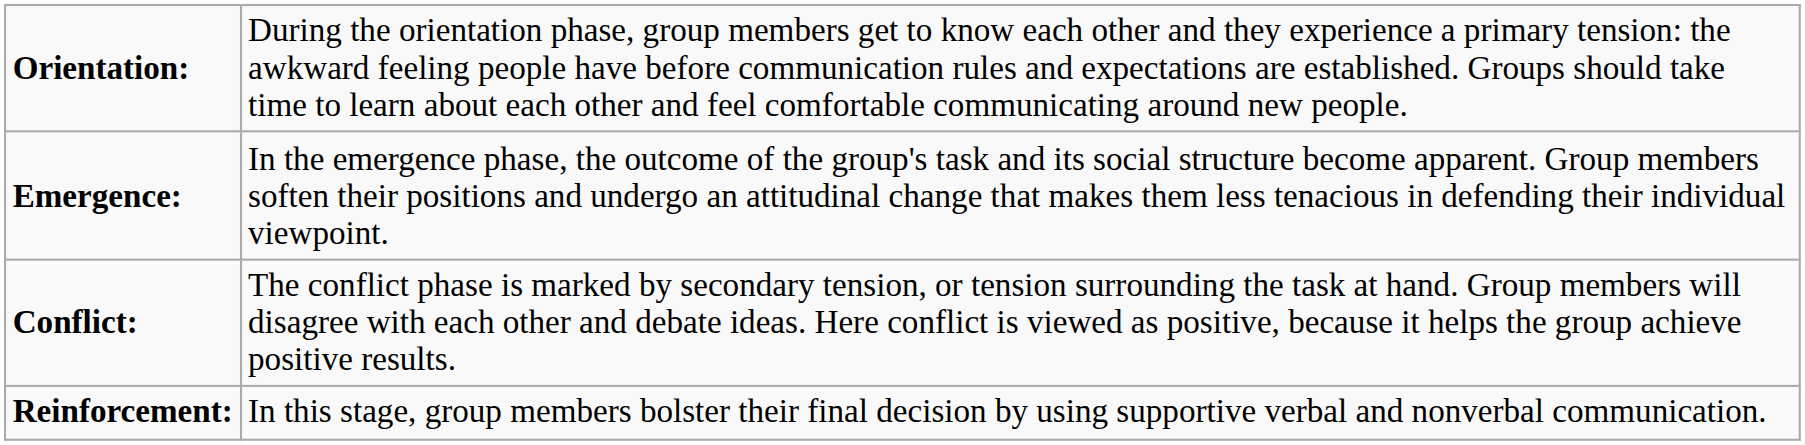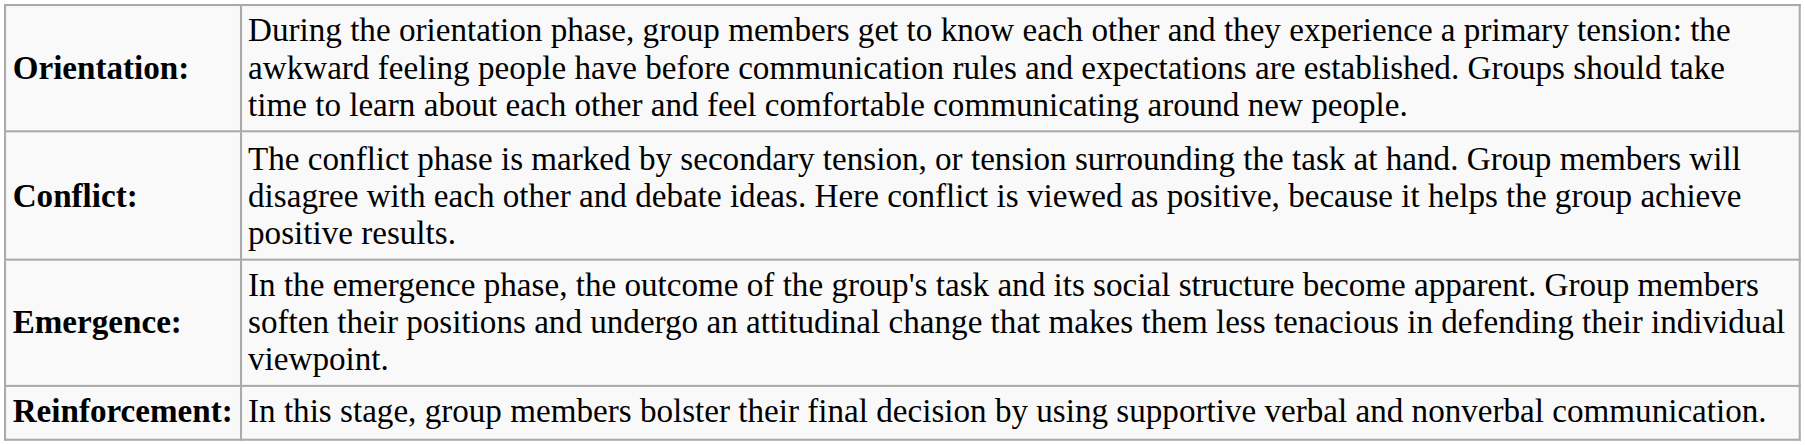rows swapped: (75, 322) <-> (97, 195)
